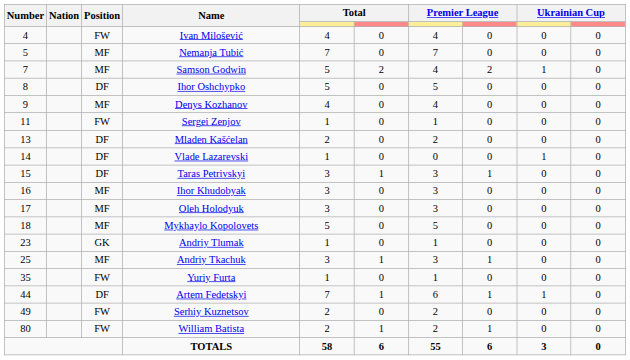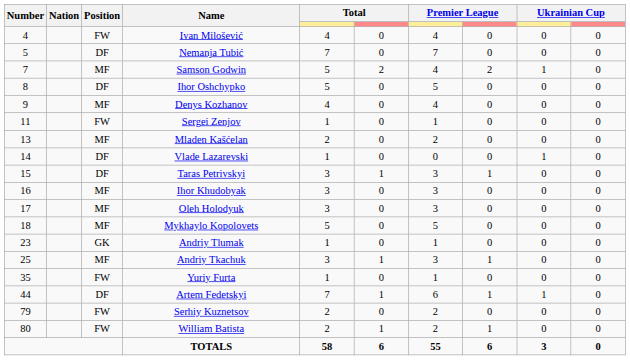(102, 52) MF -> (102, 52) DF
(102, 139) DF -> (102, 139) MF
(25, 312) 49 -> (25, 312) 79
